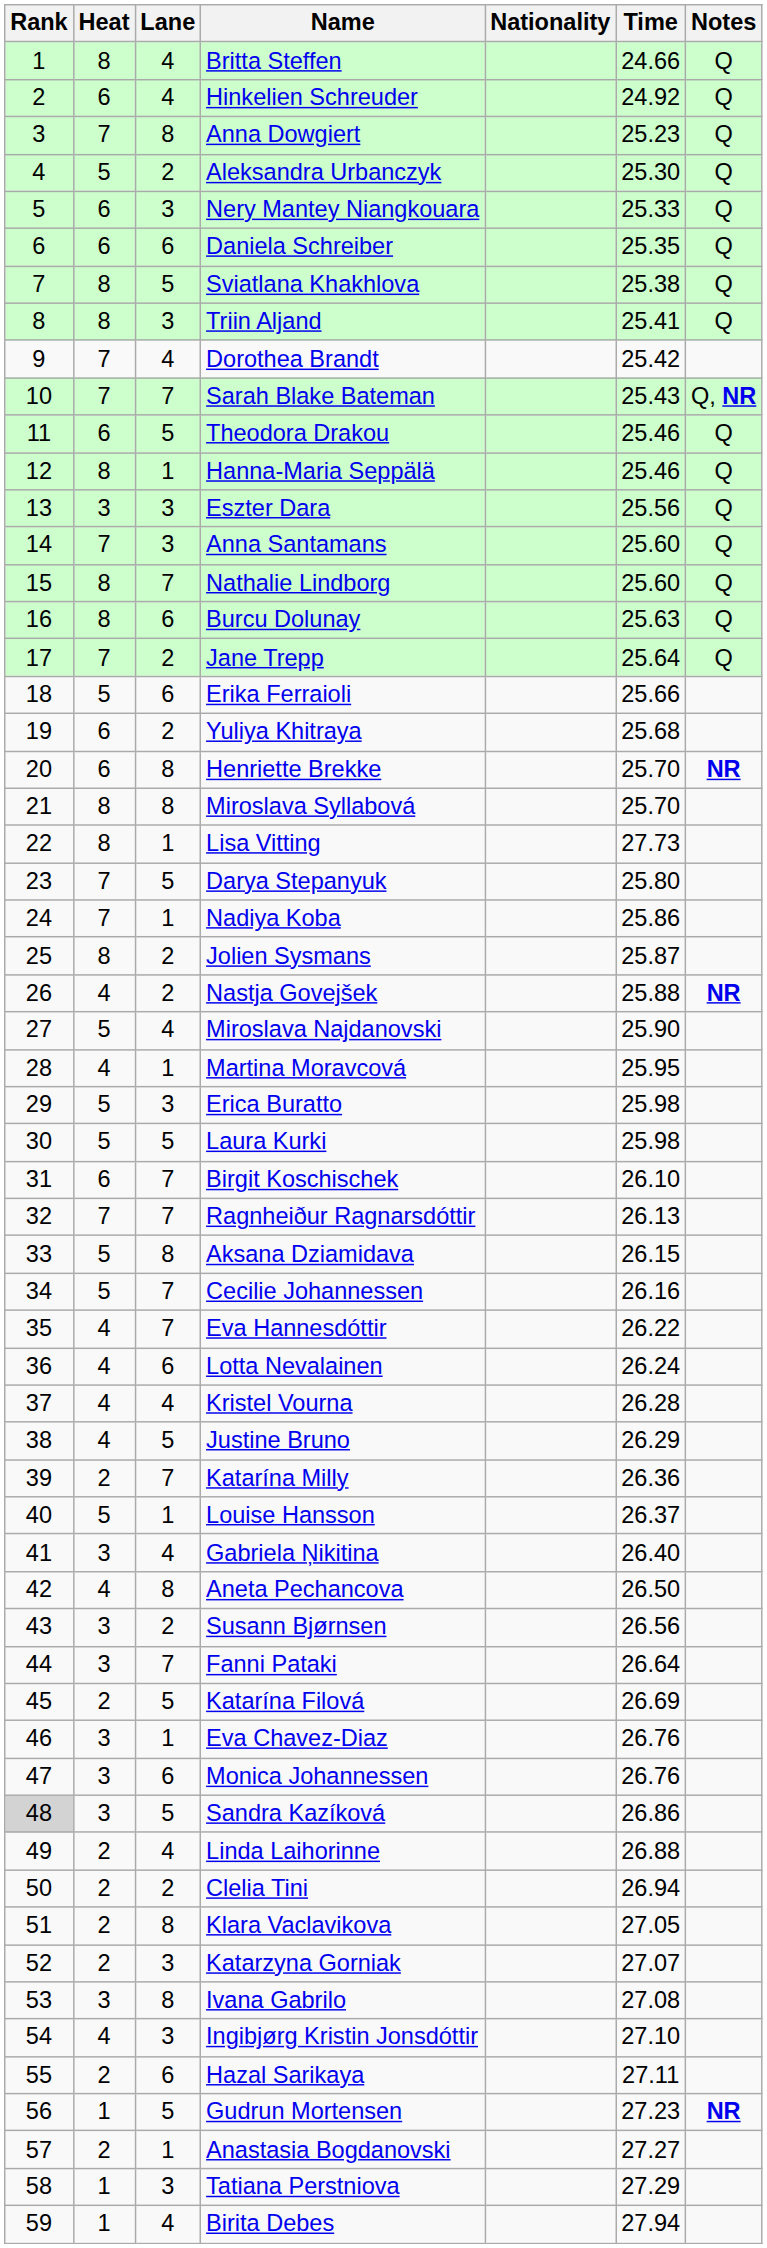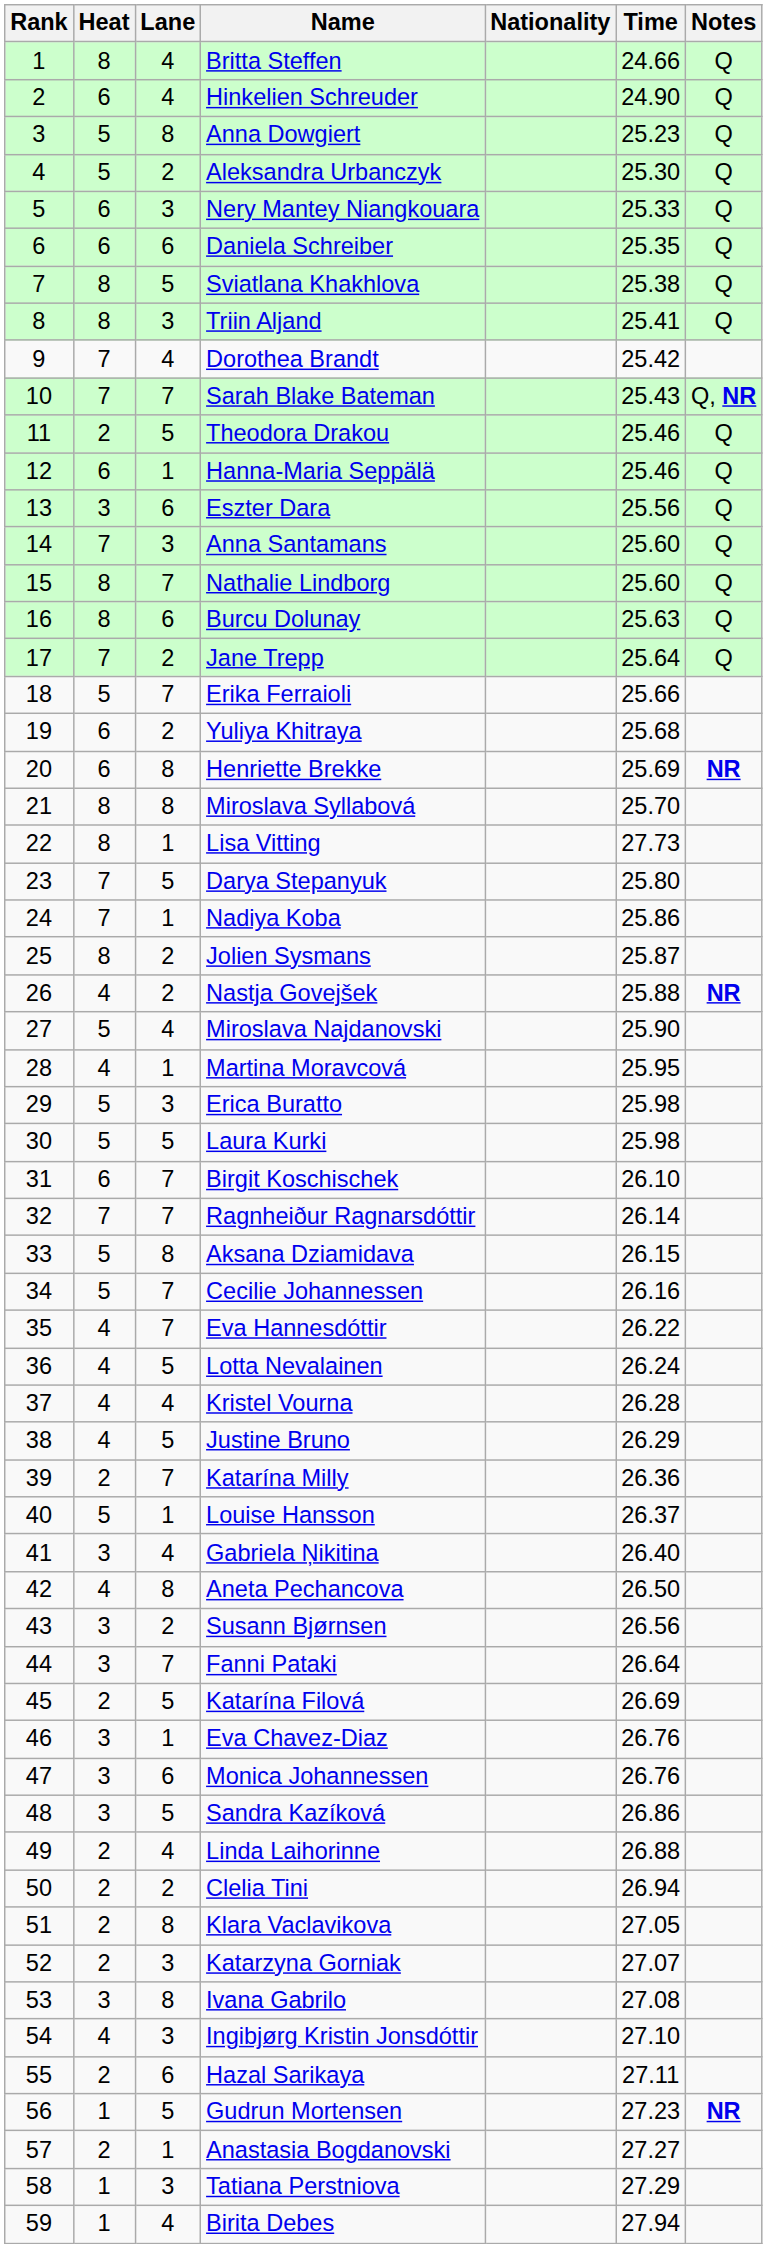(651, 97) 24.92 -> (651, 97) 24.90
(104, 135) 7 -> (104, 135) 5
(104, 433) 6 -> (104, 433) 2
(104, 470) 8 -> (104, 470) 6
(168, 508) 3 -> (168, 508) 6
(168, 694) 6 -> (168, 694) 7
(651, 769) 25.70 -> (651, 769) 25.69
(651, 1216) 26.13 -> (651, 1216) 26.14
(168, 1365) 6 -> (168, 1365) 5
(39, 1813) lightgrey background -> (39, 1813) no background
